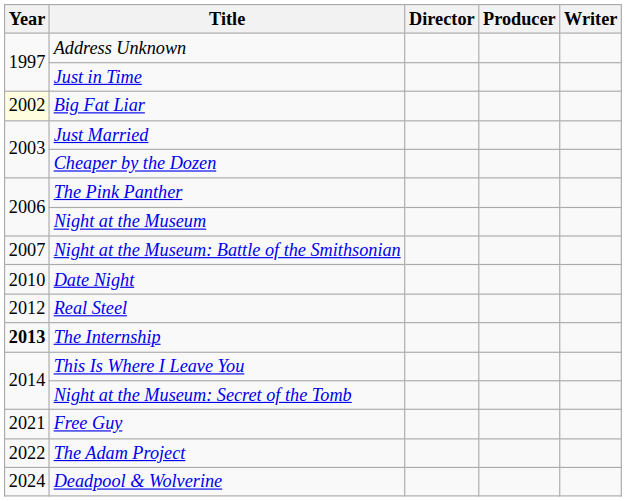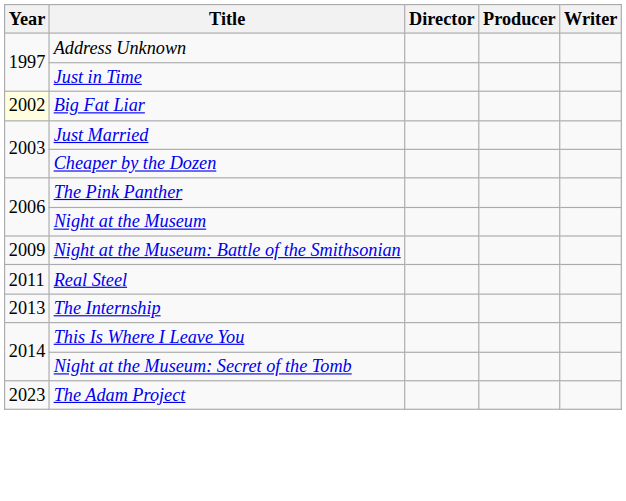(27, 250) 2007 -> (27, 250) 2009
- row: (94, 279)
(27, 308) 2012 -> (27, 279) 2011
(27, 337) bold -> (27, 308) normal
- row: (88, 423)
(27, 452) 2022 -> (27, 395) 2023
- row: (138, 481)
